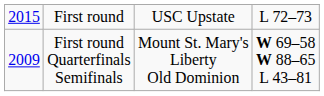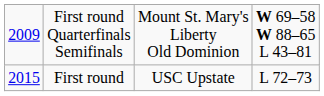rows swapped: (89, 60) <-> (89, 17)
